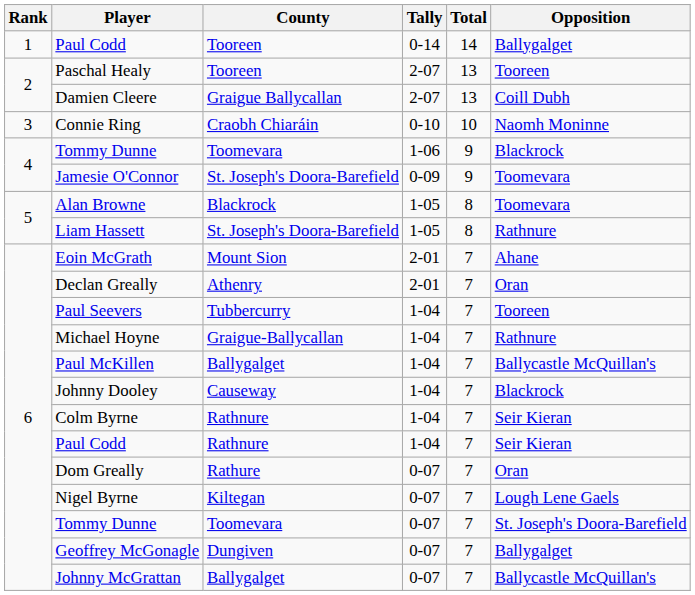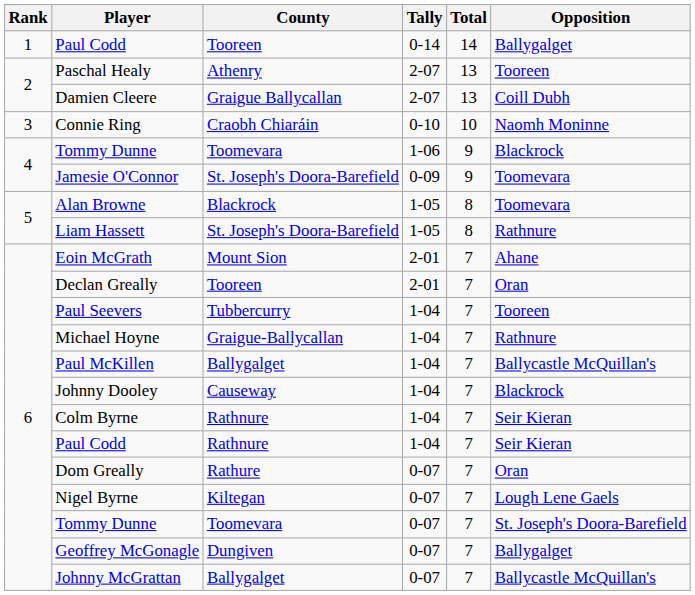(234, 71) Tooreen -> (234, 71) Athenry
(234, 284) Athenry -> (234, 284) Tooreen
